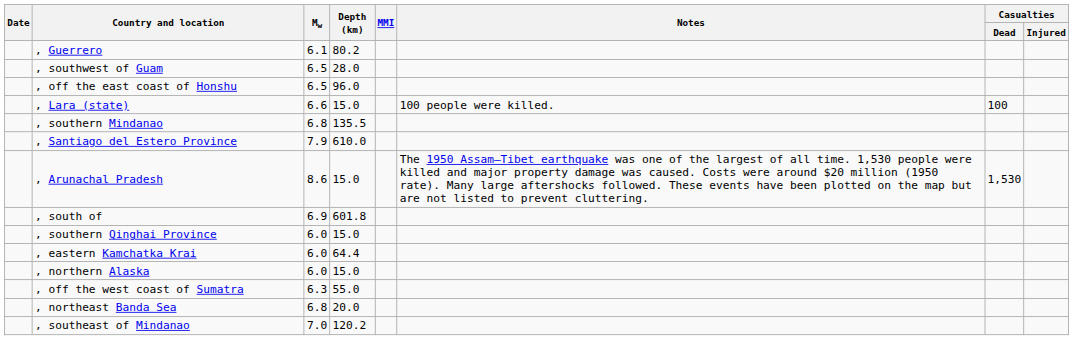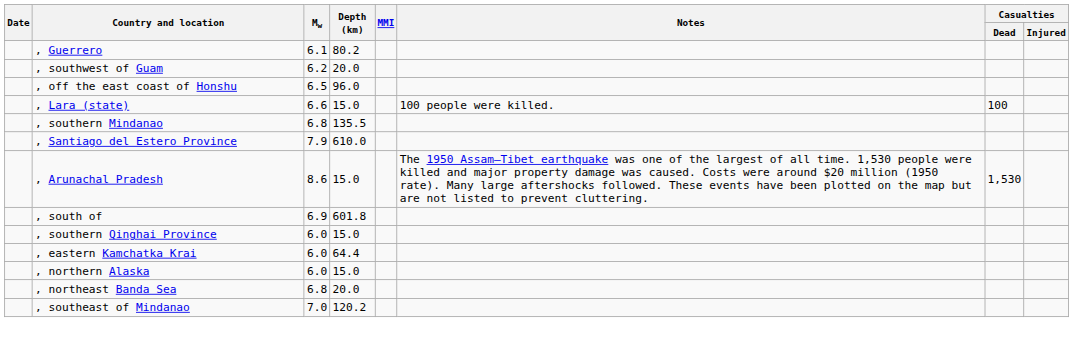(317, 68) 6.5 -> (317, 68) 6.2
(346, 68) 28.0 -> (346, 68) 20.0
- row: (139, 289)
